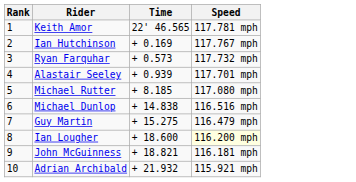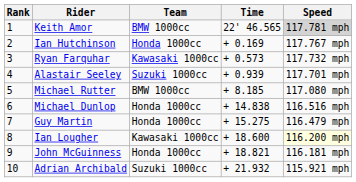+ column: (175, 12)
(226, 28) no background -> (317, 28) lightgrey background
